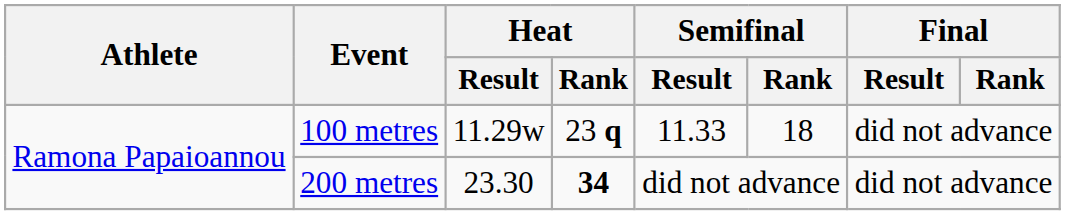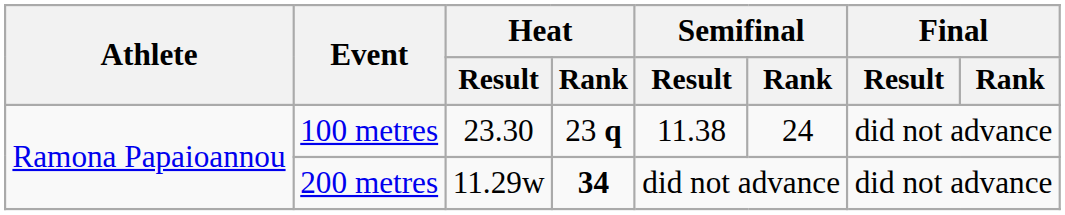(499, 130) 11.29w -> (499, 130) 23.30
(692, 130) 11.33 -> (692, 130) 11.38
(798, 130) 18 -> (798, 130) 24
(499, 182) 23.30 -> (499, 182) 11.29w
